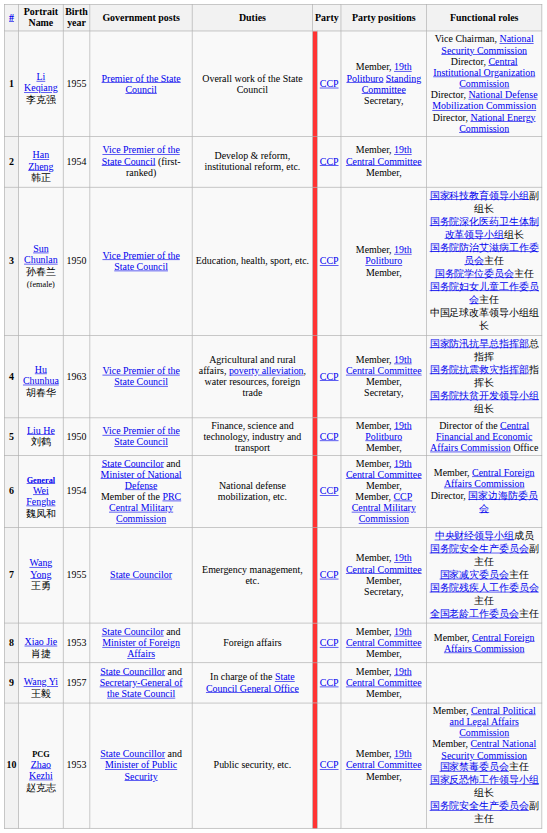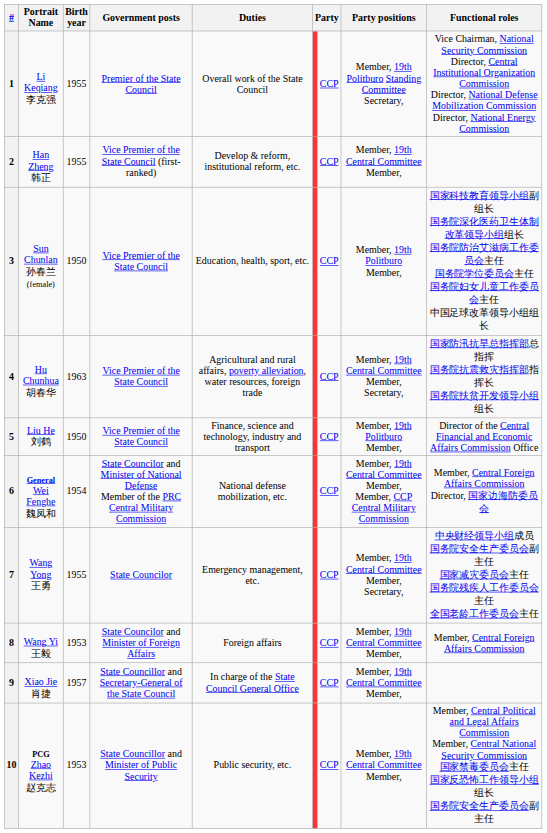(77, 161) 1954 -> (77, 161) 1955
(41, 648) Xiao Jie 肖捷 -> (41, 648) Wang Yi 王毅
(41, 688) Wang Yi 王毅 -> (41, 688) Xiao Jie 肖捷
